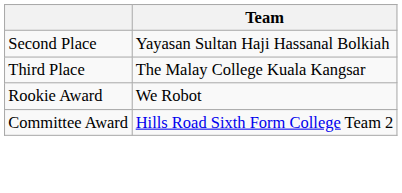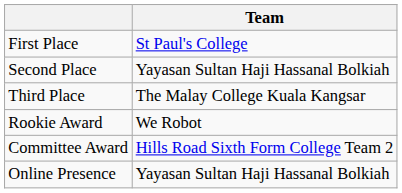+ row: (43, 43)
+ row: (62, 174)
